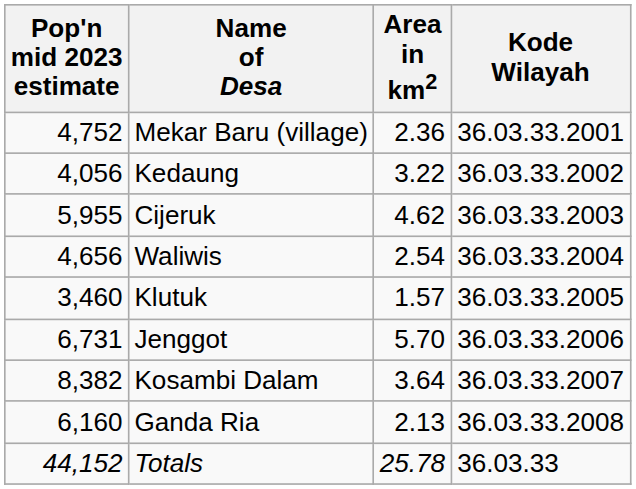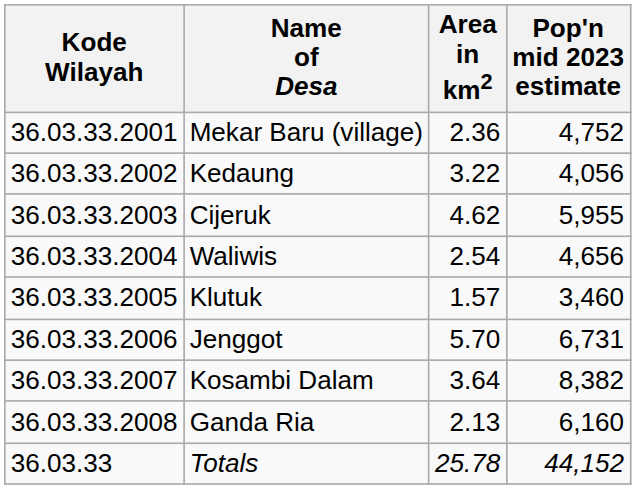columns swapped: (541, 58) <-> (67, 58)
